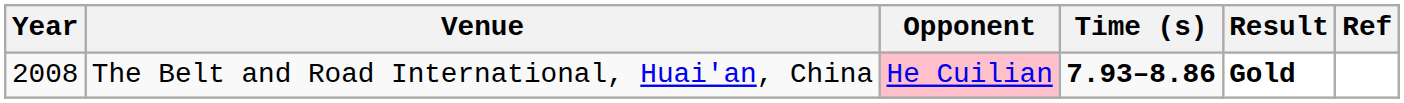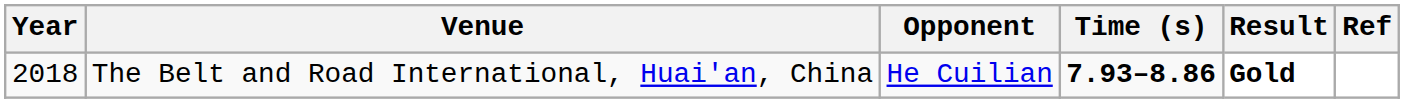(45, 75) 2008 -> (45, 75) 2018
(970, 75) pink background -> (970, 75) no background
